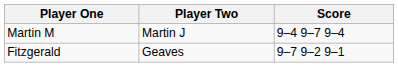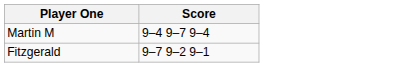- column: (207, 14)
